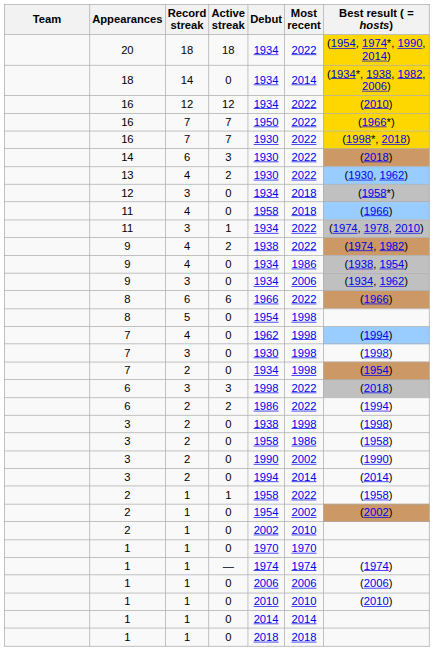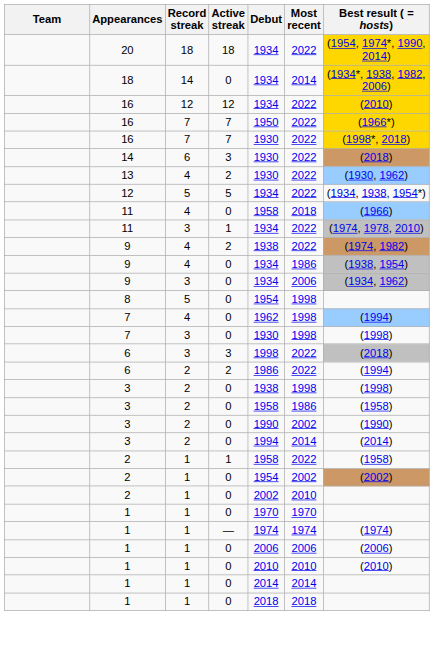+ row: (127, 193)
- row: (127, 193)
- row: (127, 299)
- row: (127, 370)
